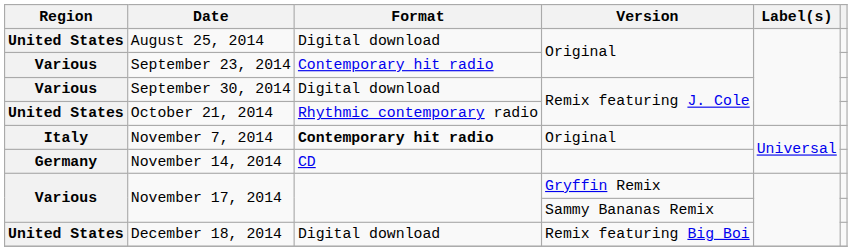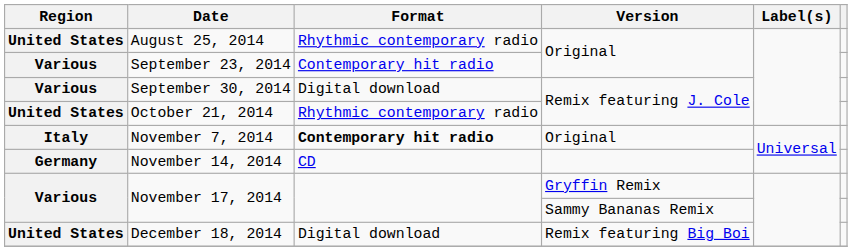(369, 41) Digital download -> (418, 41) Rhythmic contemporary radio
